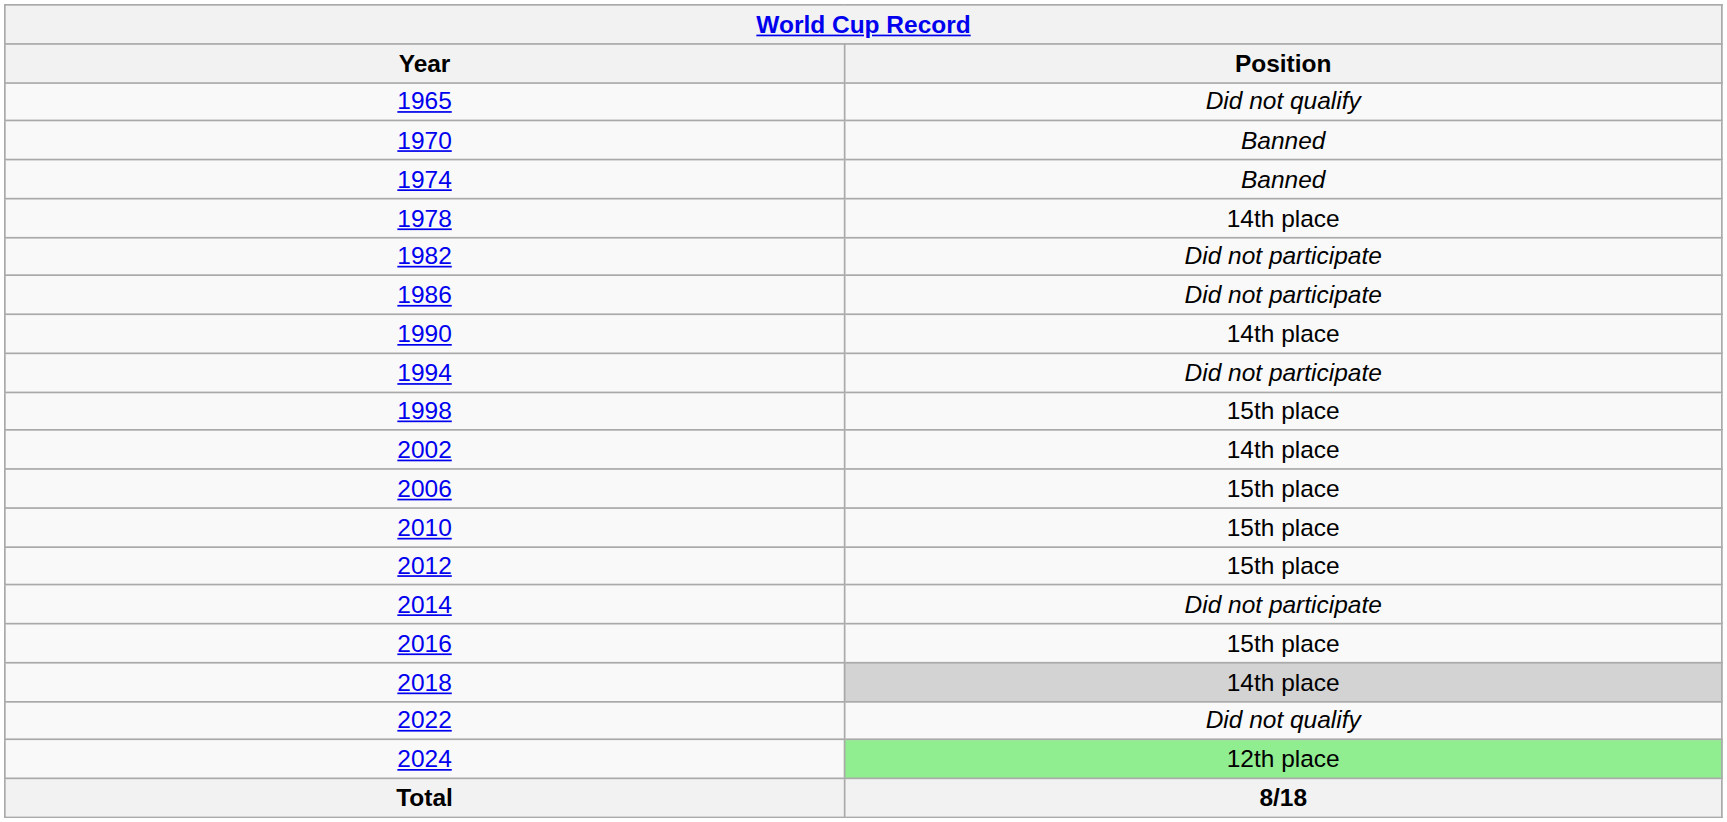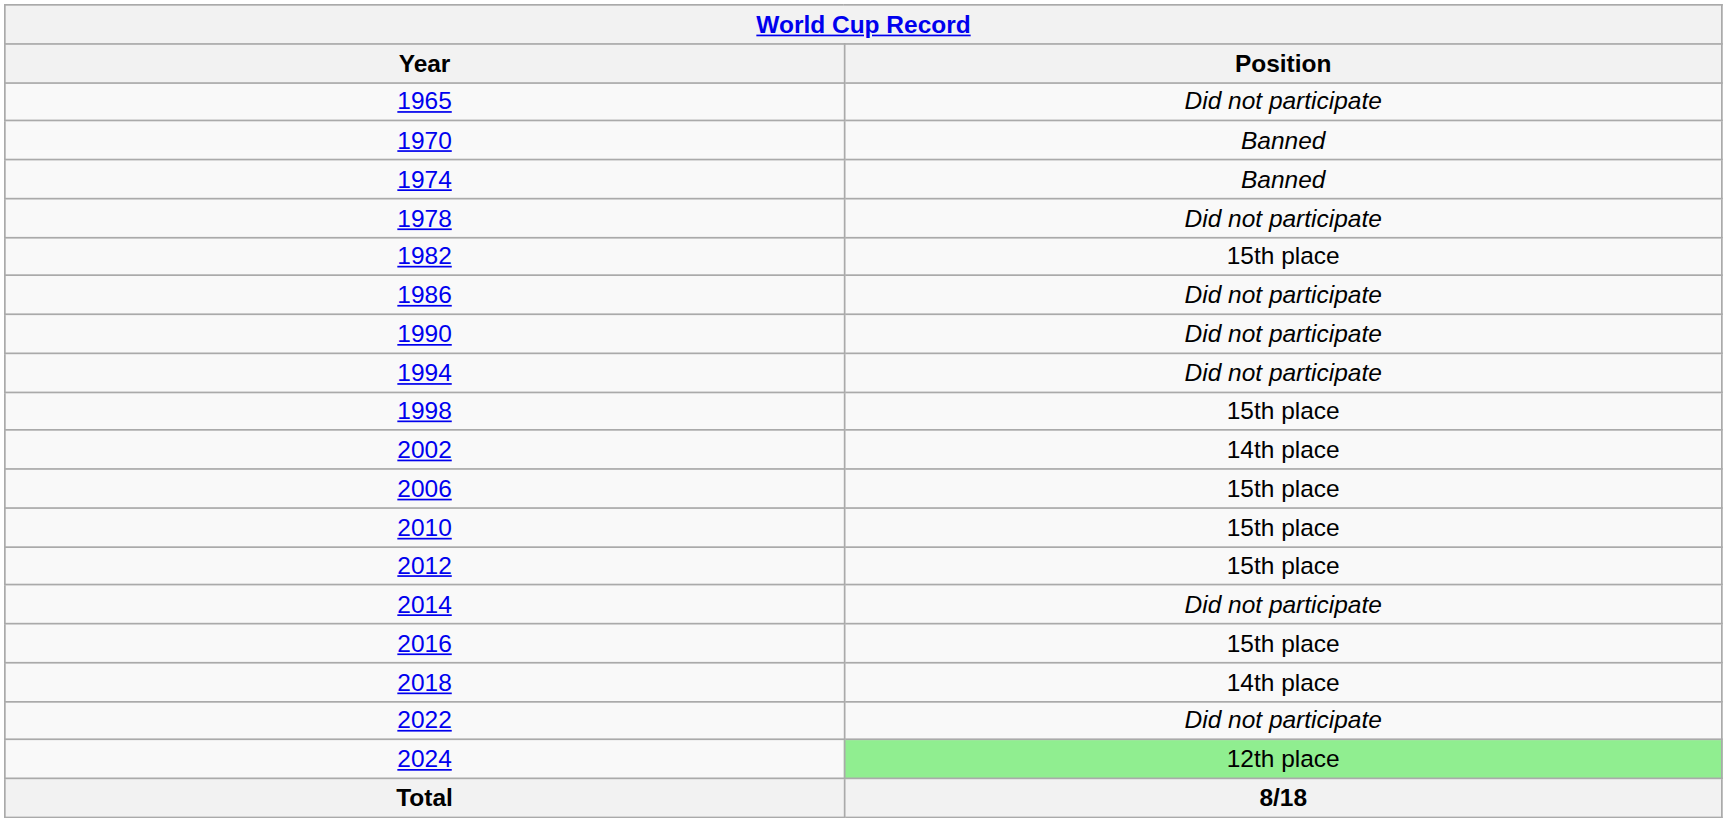(1283, 102) Did not qualify -> (1283, 102) Did not participate
(1283, 218) 14th place -> (1283, 218) Did not participate
(1283, 257) Did not participate -> (1283, 257) 15th place
(1283, 334) 14th place -> (1283, 334) Did not participate
(1283, 682) lightgrey background -> (1283, 682) no background
(1283, 721) Did not qualify -> (1283, 721) Did not participate
